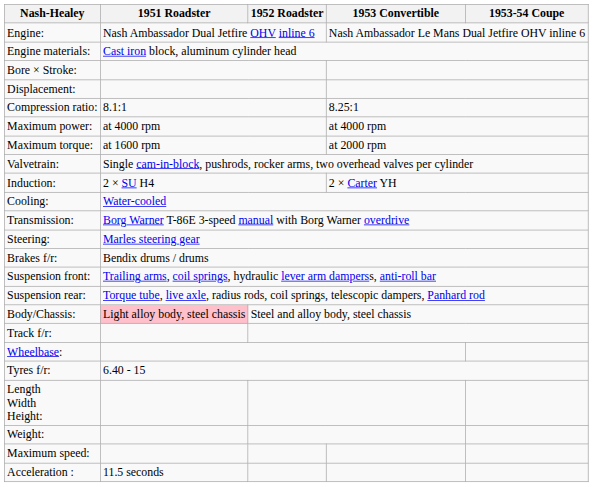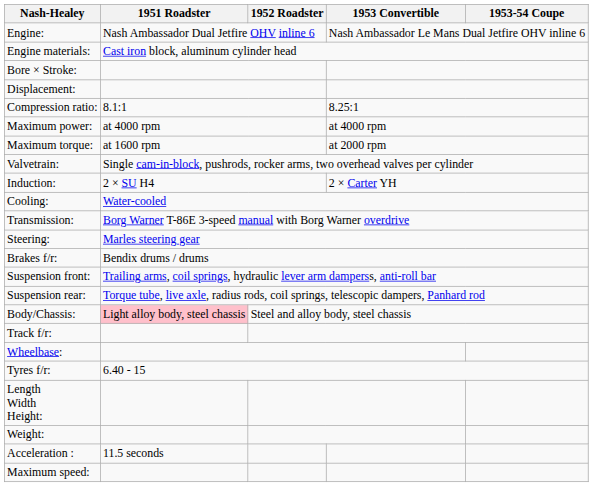rows swapped: (48, 453) <-> (40, 472)
